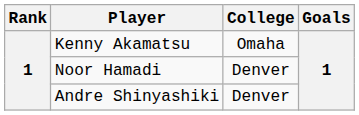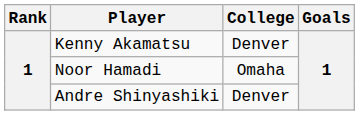(261, 44) Omaha -> (261, 44) Denver
(261, 70) Denver -> (261, 70) Omaha
